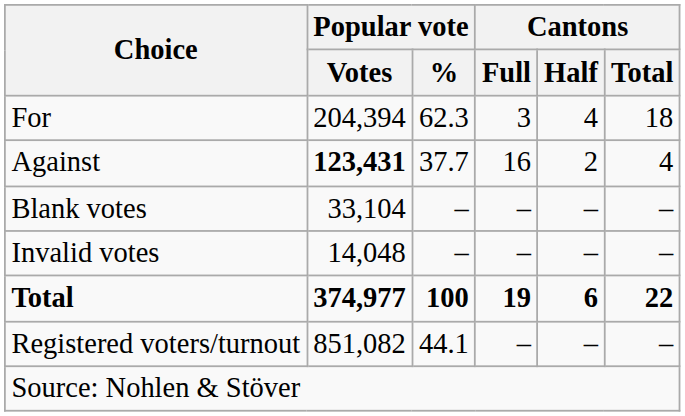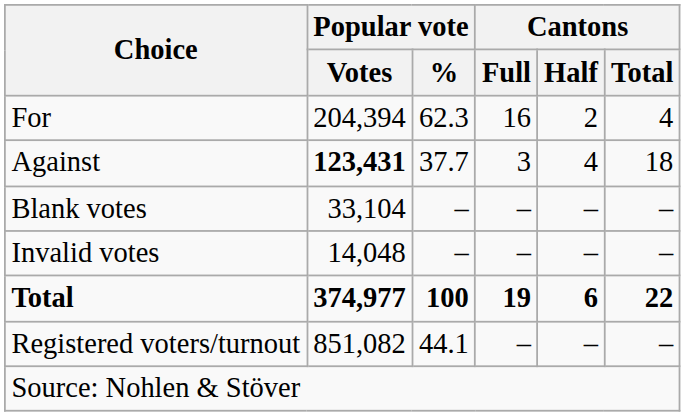(524, 117) 3 -> (517, 117) 16
(591, 117) 4 -> (591, 117) 2
(659, 117) 18 -> (666, 117) 4
(517, 162) 16 -> (524, 162) 3
(591, 162) 2 -> (591, 162) 4
(666, 162) 4 -> (659, 162) 18
